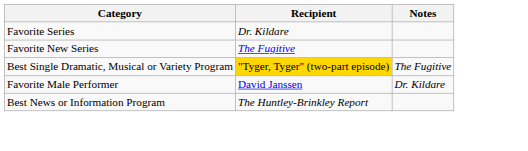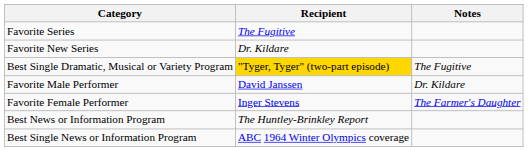(263, 31) Dr. Kildare -> (266, 31) The Fugitive
(266, 48) The Fugitive -> (263, 48) Dr. Kildare
+ row: (68, 102)
+ row: (102, 137)
